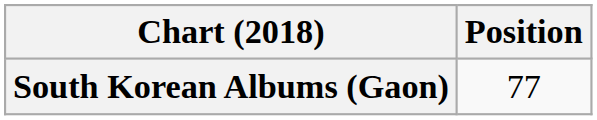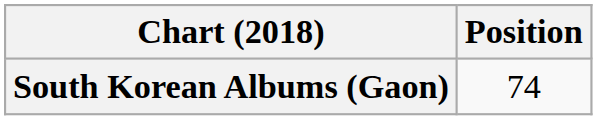(524, 85) 77 -> (524, 85) 74
